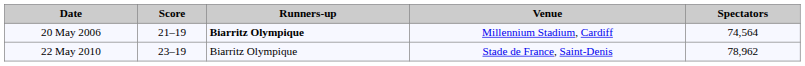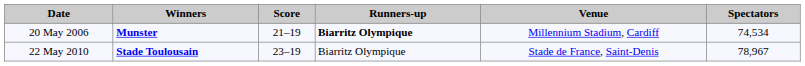+ column: (186, 13)
(743, 32) 74,564 -> (753, 32) 74,534
(743, 51) 78,962 -> (753, 51) 78,967
